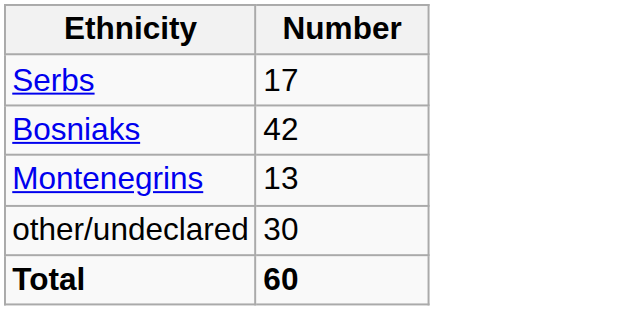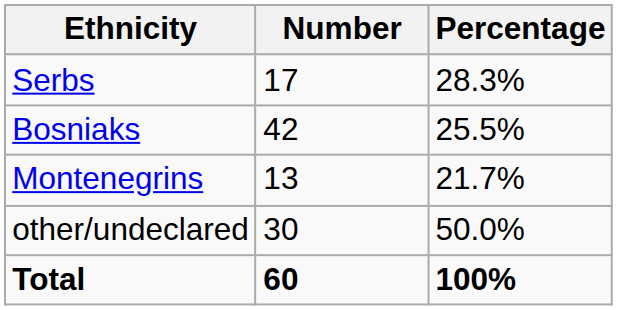+ column: (520, 29)
